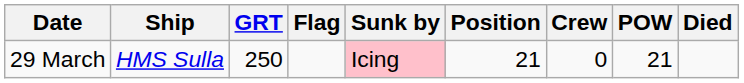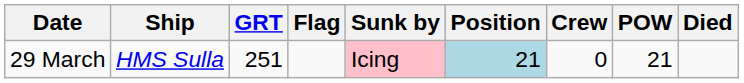(264, 58) 250 -> (264, 58) 251
(528, 58) no background -> (528, 58) lightblue background
